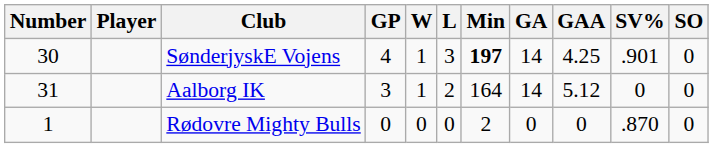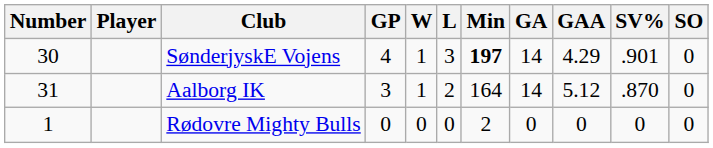(581, 55) 4.25 -> (581, 55) 4.29
(640, 90) 0 -> (640, 90) .870
(640, 124) .870 -> (640, 124) 0
